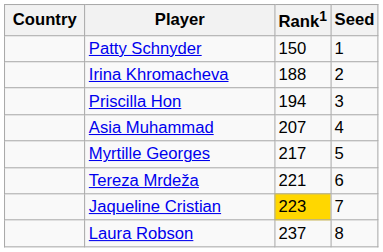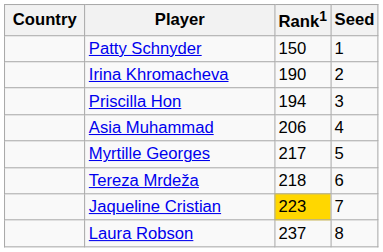(292, 74) 188 -> (292, 74) 190
(292, 127) 207 -> (292, 127) 206
(292, 180) 221 -> (292, 180) 218
